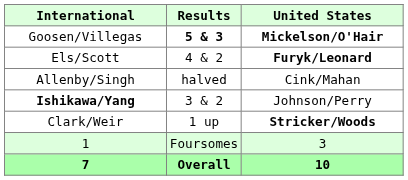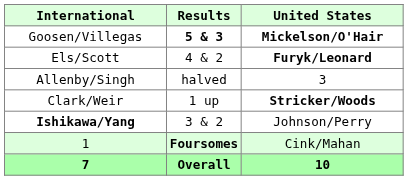(323, 79) Cink/Mahan -> (323, 79) 3
rows swapped: (85, 122) <-> (85, 101)
(204, 143) normal -> (204, 143) bold
(323, 143) 3 -> (323, 143) Cink/Mahan
